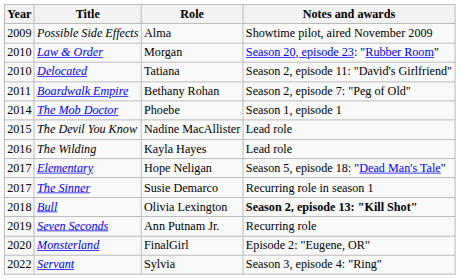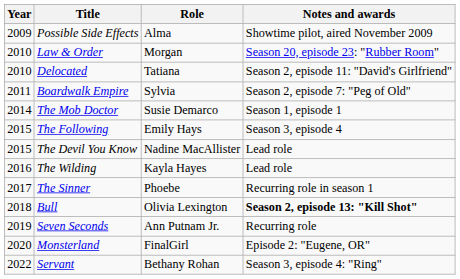(182, 91) Bethany Rohan -> (160, 91) Sylvia
(162, 110) Phoebe -> (181, 110) Susie Demarco
+ row: (73, 129)
- row: (65, 168)
(181, 187) Susie Demarco -> (162, 187) Phoebe
(160, 264) Sylvia -> (182, 264) Bethany Rohan
